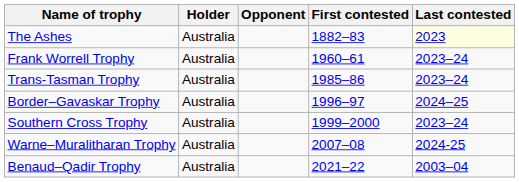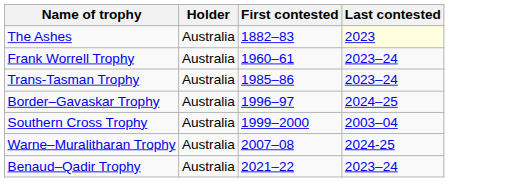- column: (273, 15)
(442, 123) 2023–24 -> (371, 123) 2003–04
(442, 166) 2003–04 -> (371, 166) 2023–24
